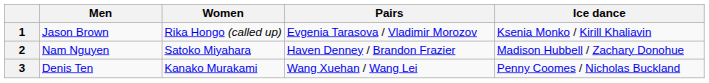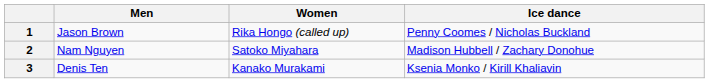- column: (389, 13)
(574, 31) Ksenia Monko / Kirill Khaliavin -> (499, 31) Penny Coomes / Nicholas Buckland
(589, 68) Penny Coomes / Nicholas Buckland -> (484, 68) Ksenia Monko / Kirill Khaliavin
